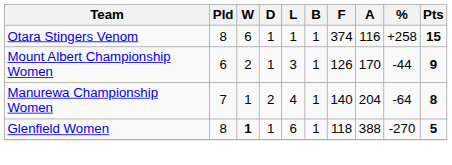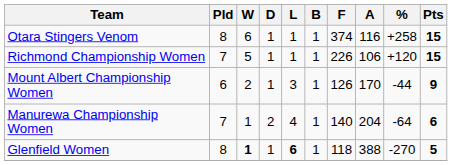+ row: (106, 57)
(433, 100) 8 -> (433, 121) 6
(293, 129) normal -> (293, 150) bold
